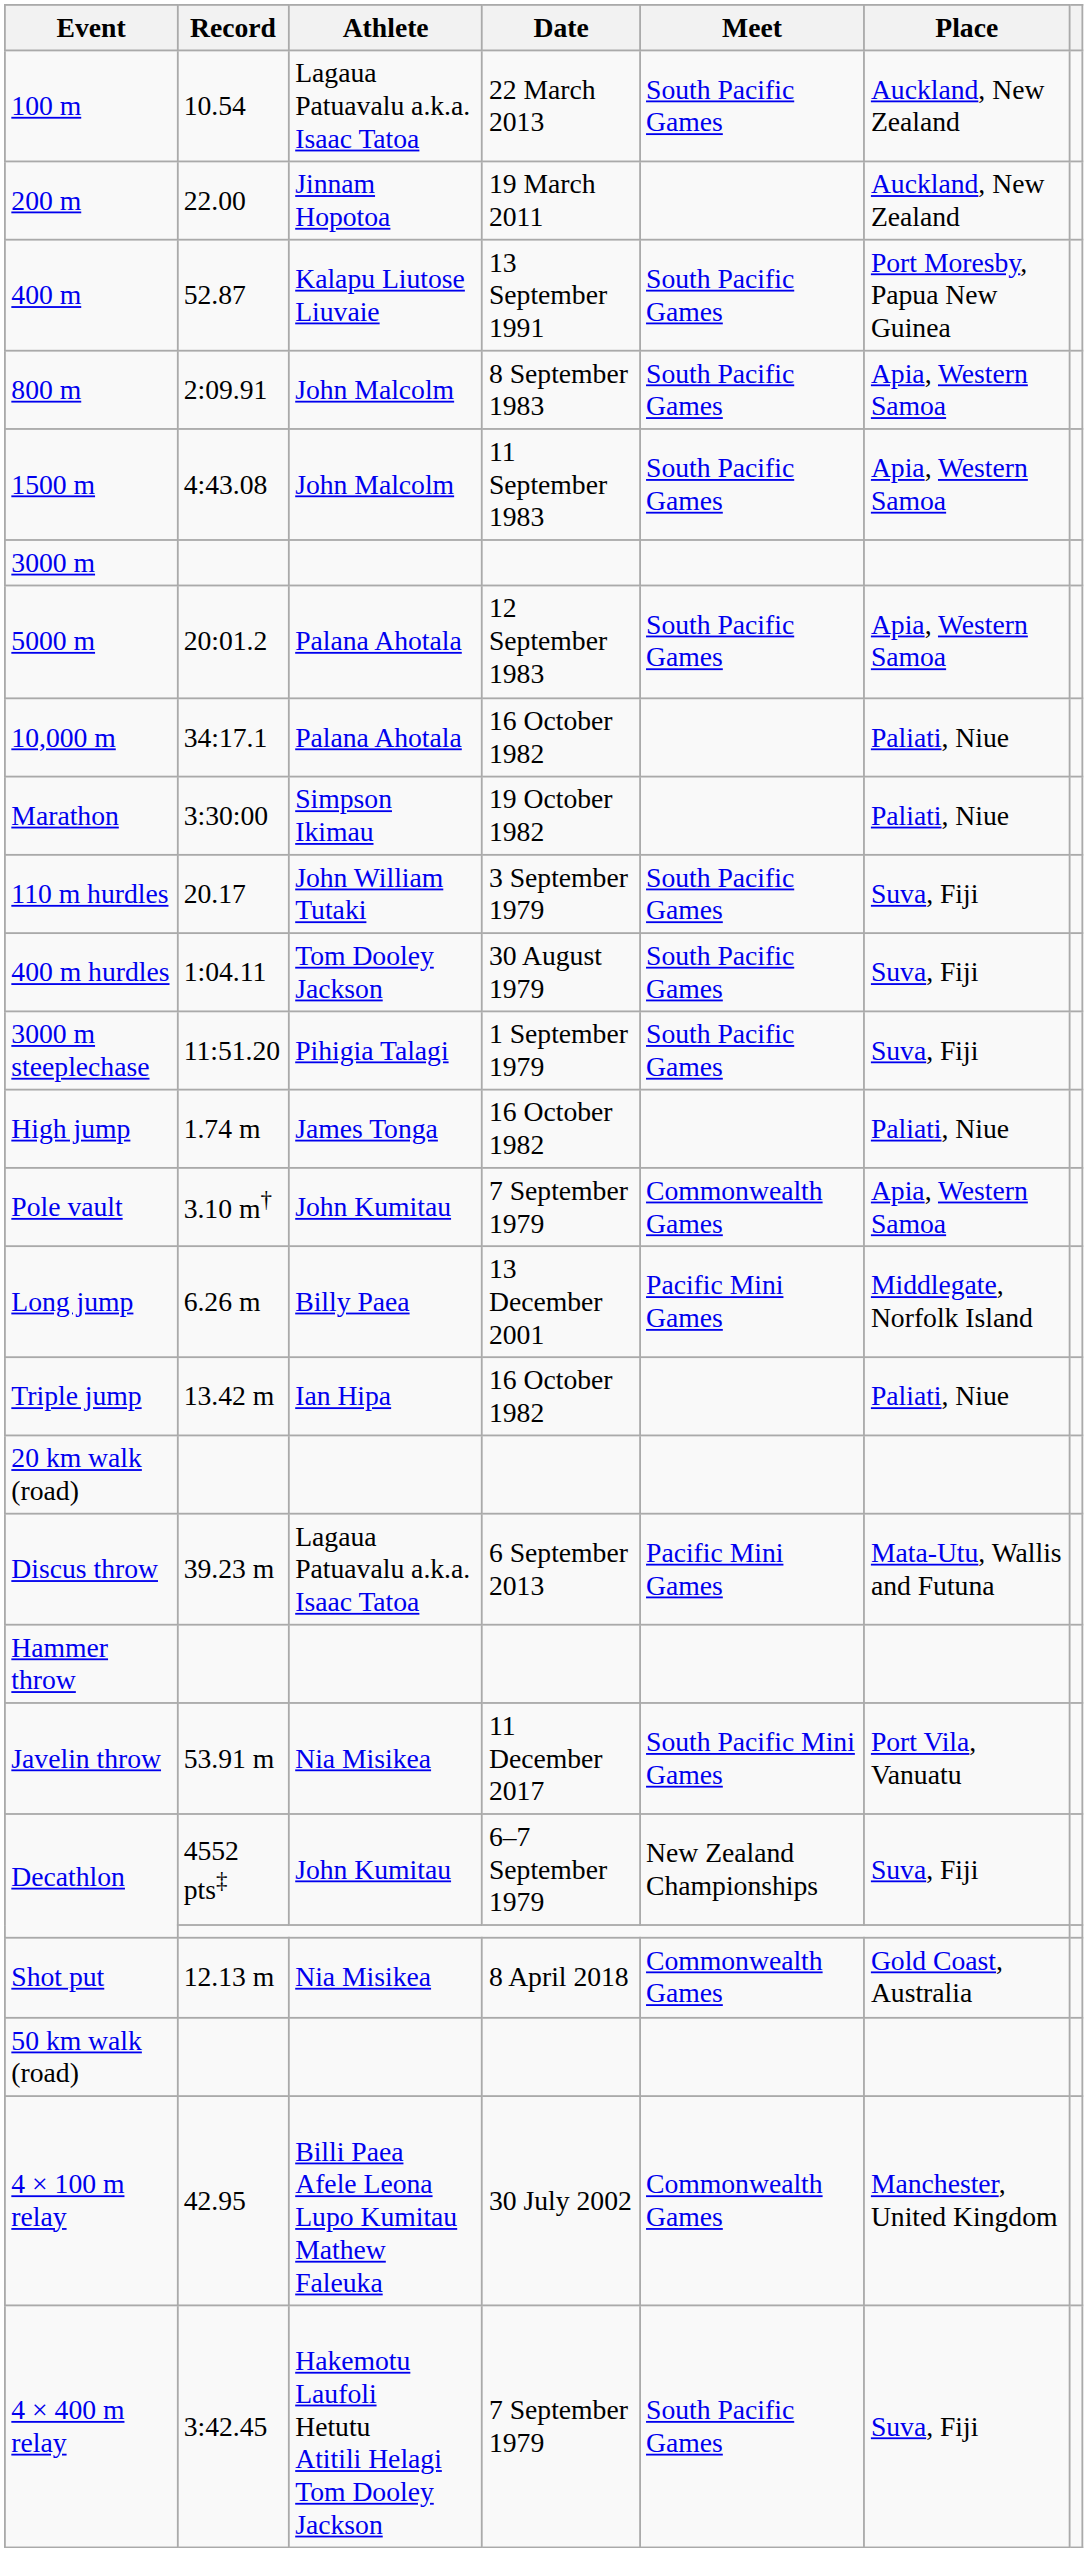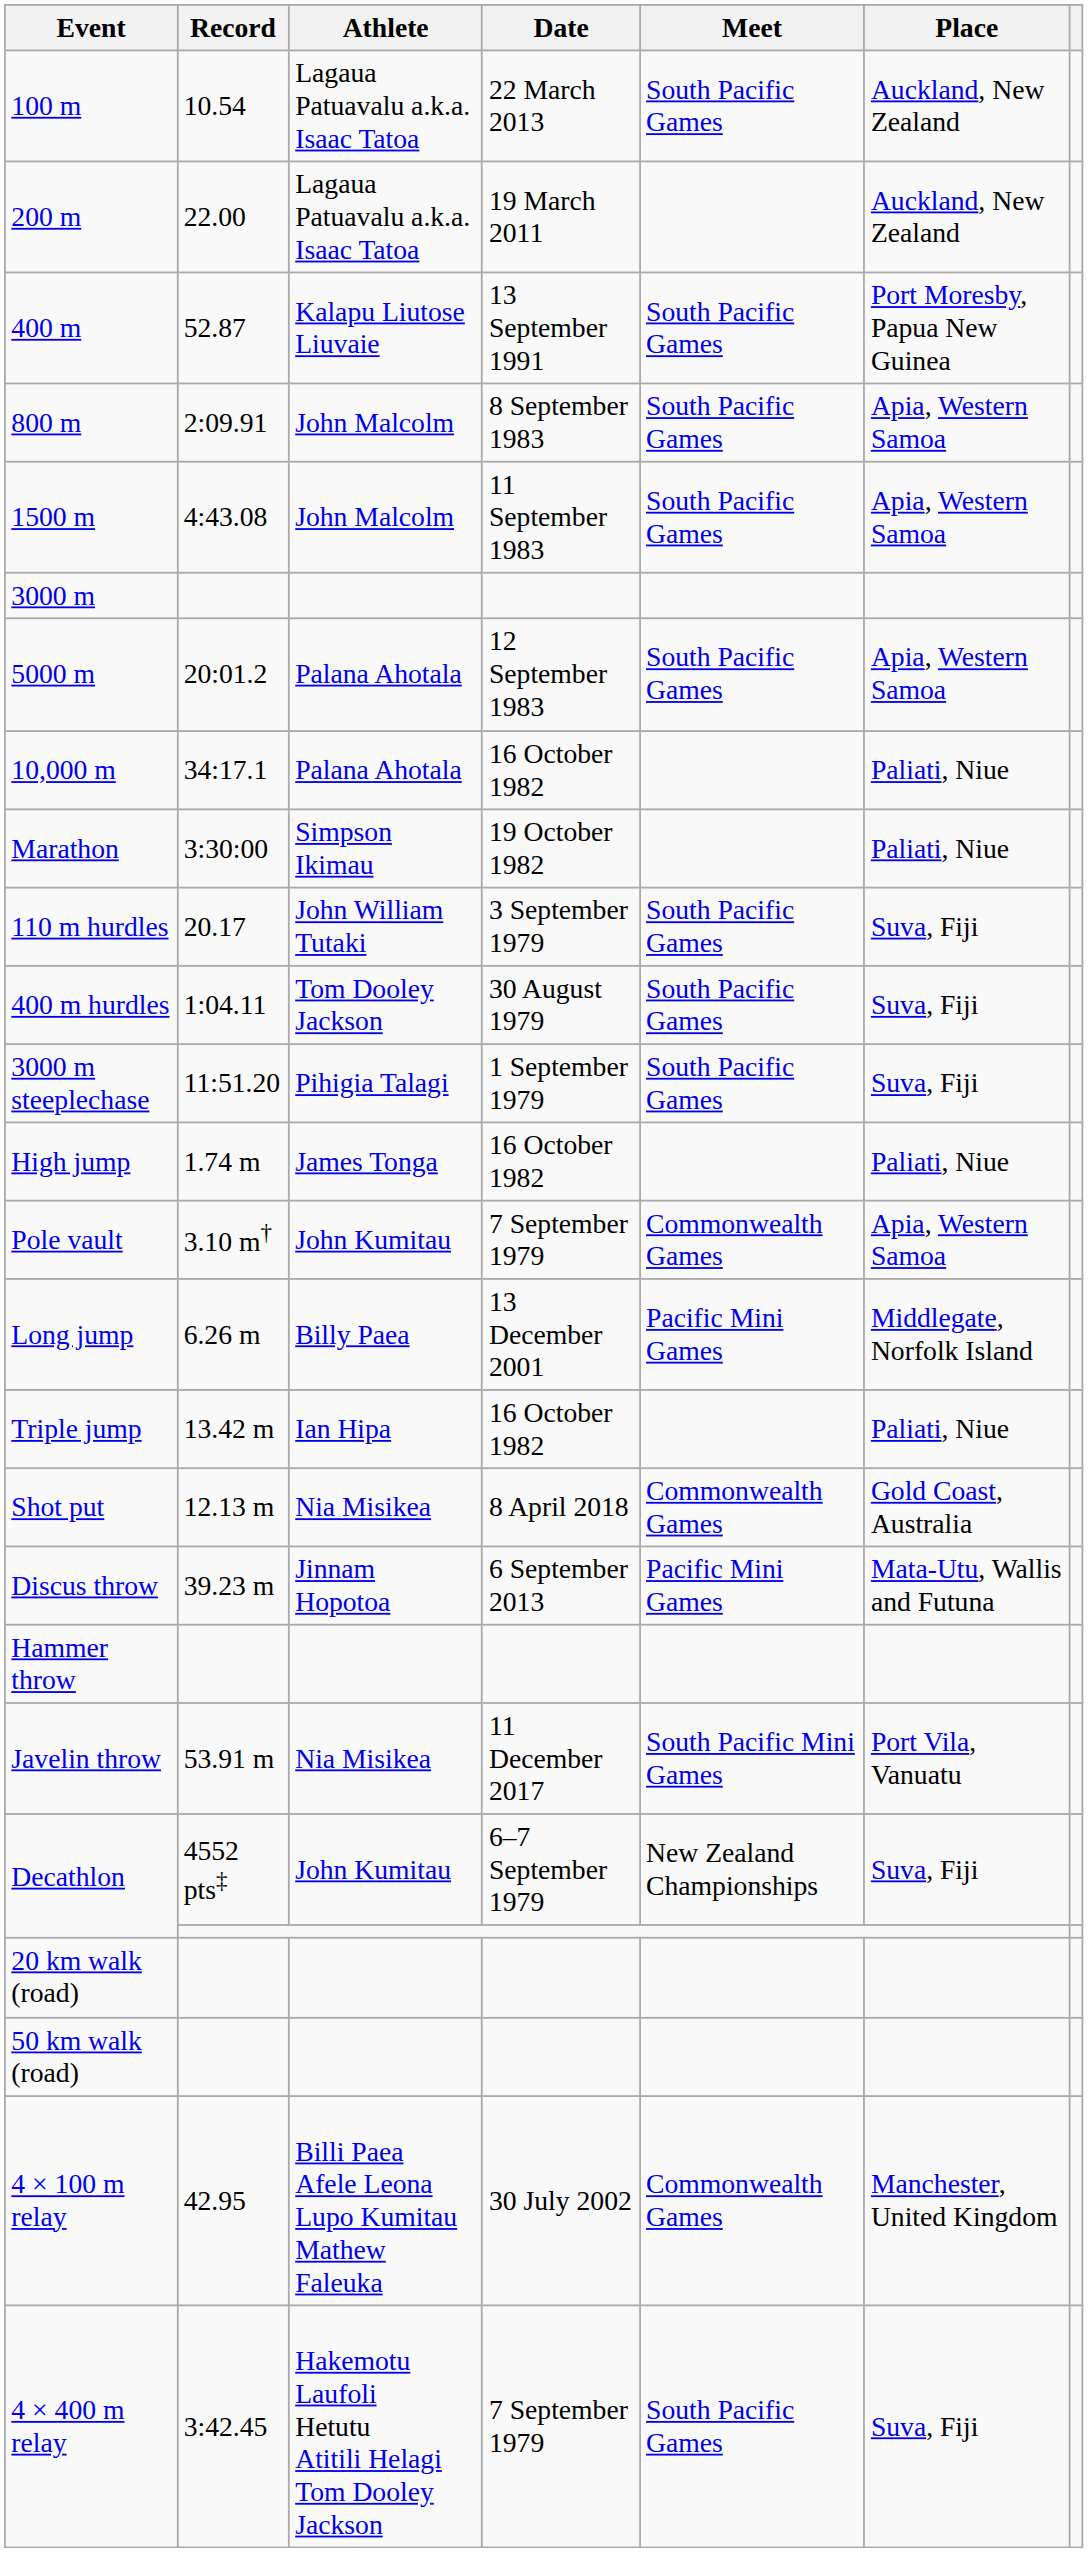(343, 200) Jinnam Hopotoa -> (383, 217) Lagaua Patuavalu a.k.a. Isaac Tatoa
rows swapped: (58, 1977) <-> (77, 1474)
(383, 1569) Lagaua Patuavalu a.k.a. Isaac Tatoa -> (343, 1585) Jinnam Hopotoa
